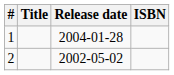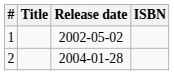(91, 37) 2004-01-28 -> (91, 37) 2002-05-02
(91, 59) 2002-05-02 -> (91, 59) 2004-01-28
